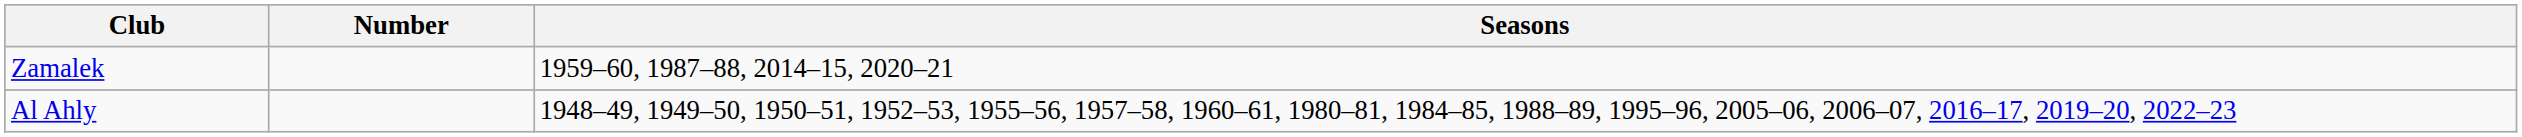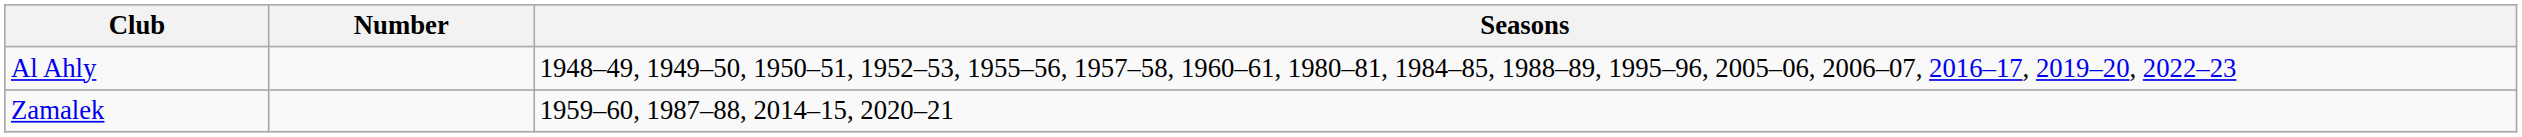rows swapped: (54, 110) <-> (58, 68)
